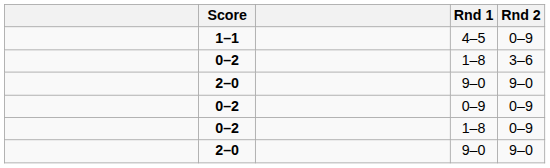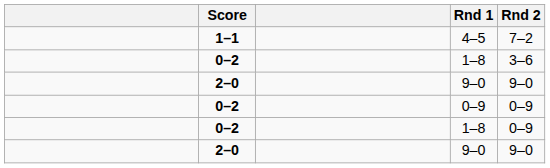(521, 38) 0–9 -> (521, 38) 7–2
